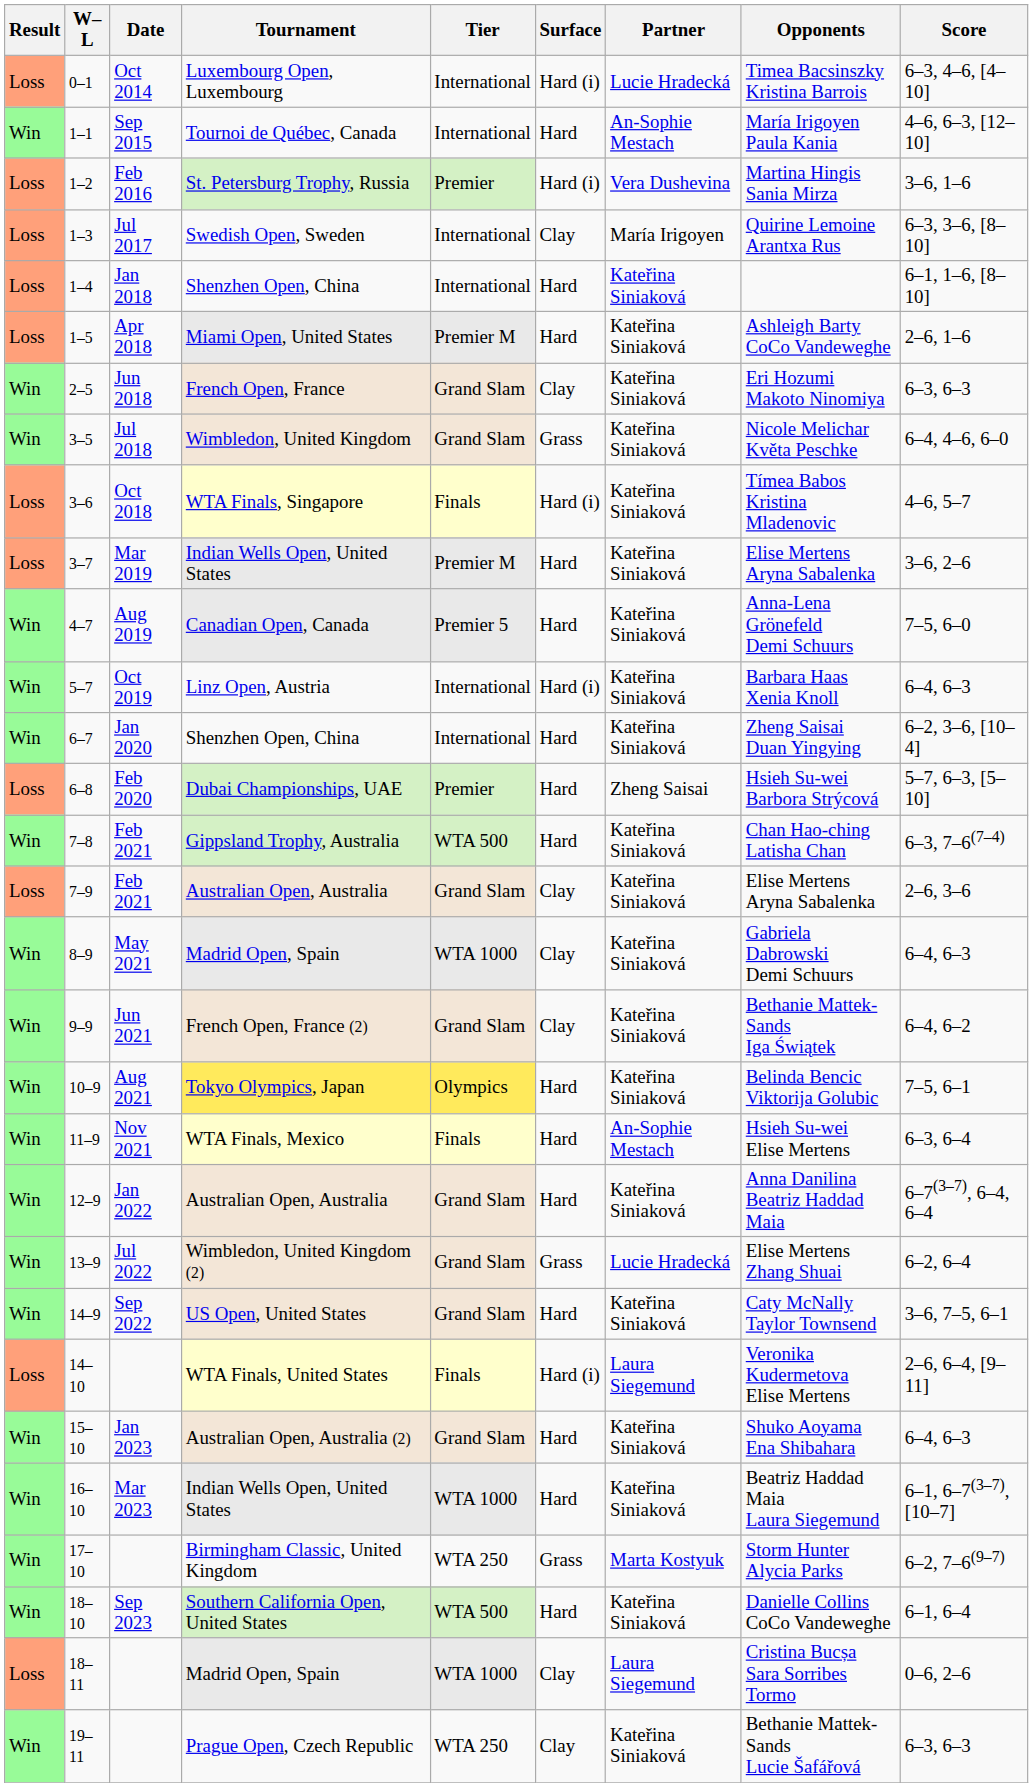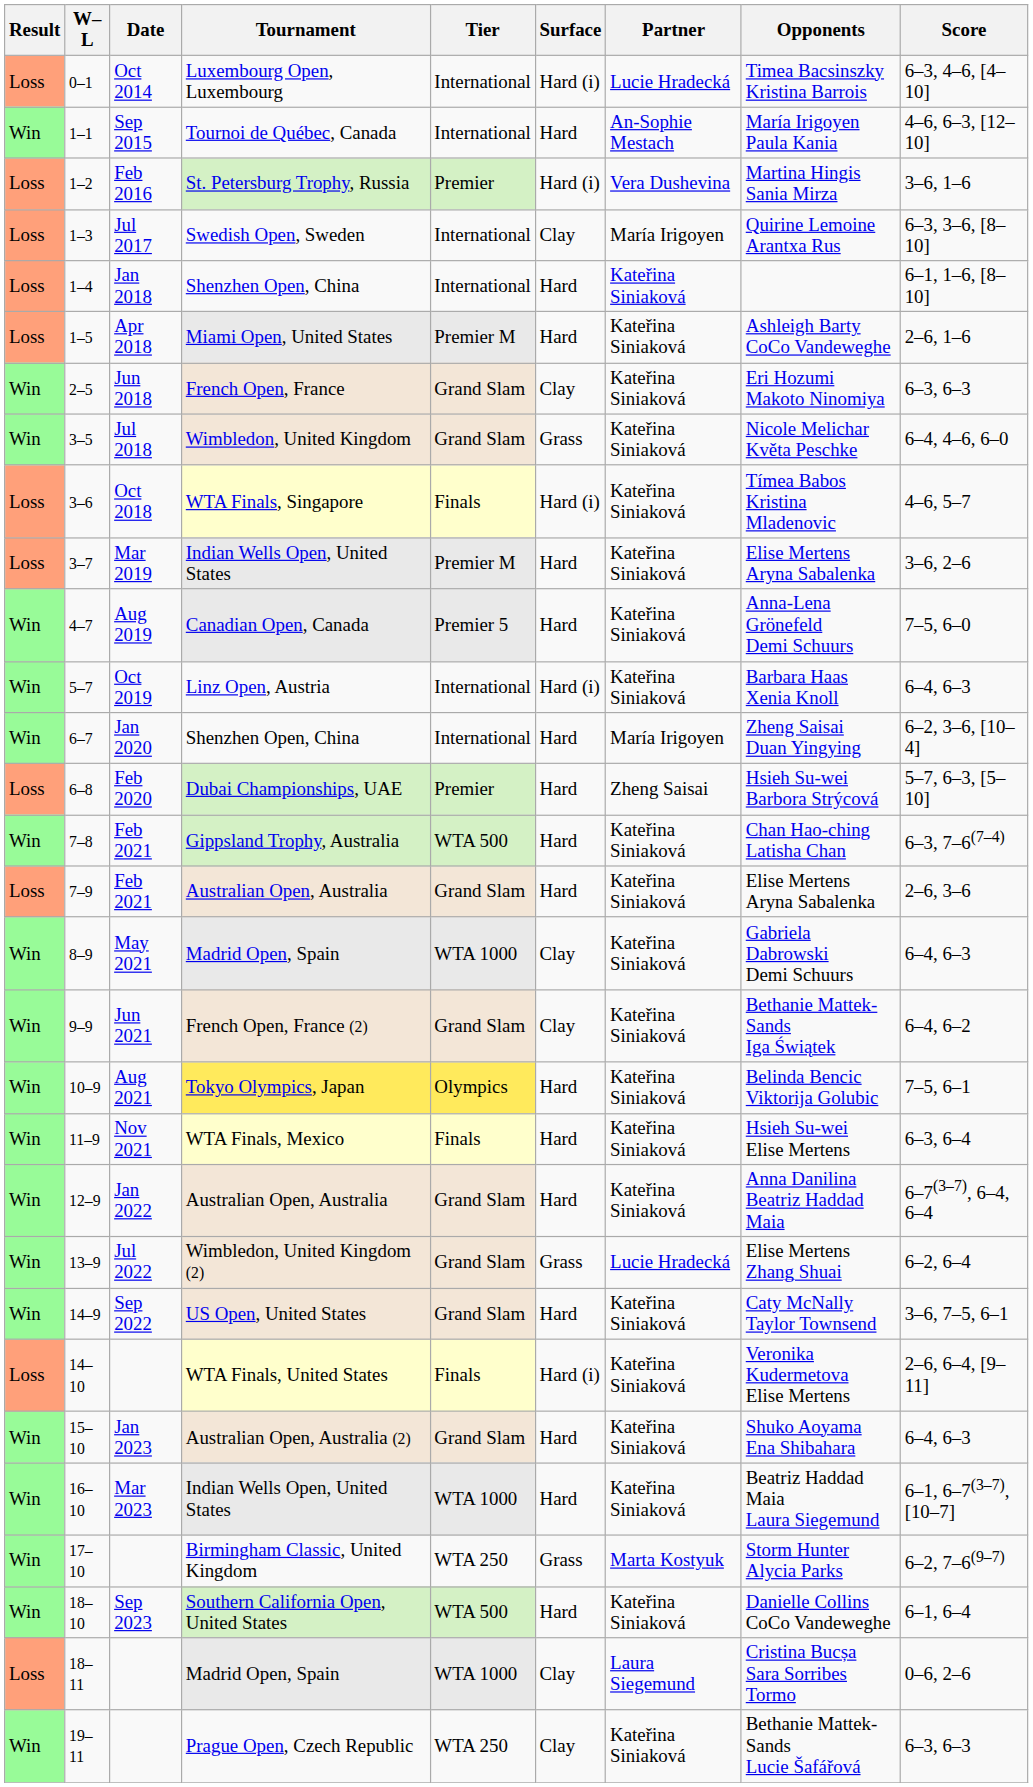(648, 737) Kateřina Siniaková -> (667, 737) María Irigoyen
(557, 891) Clay -> (558, 891) Hard
(651, 1138) An-Sophie Mestach -> (648, 1138) Kateřina Siniaková
(653, 1375) Laura Siegemund -> (648, 1375) Kateřina Siniaková
